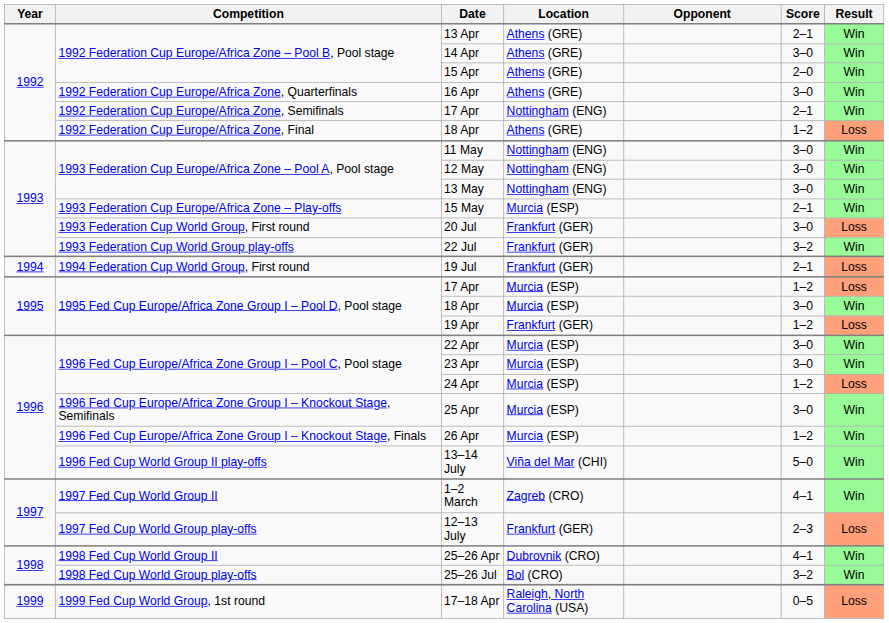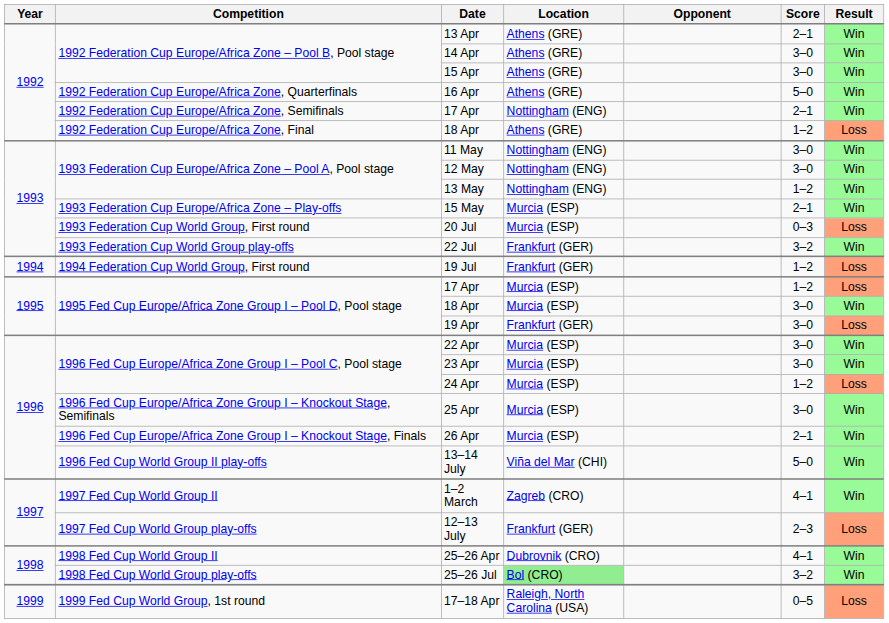(803, 72) 2–0 -> (803, 72) 3–0
(803, 92) 3–0 -> (803, 92) 5–0
(803, 189) 3–0 -> (803, 189) 1–2
(550, 227) Frankfurt (GER) -> (543, 227) Murcia (ESP)
(803, 227) 3–0 -> (803, 227) 0–3
(803, 266) 2–1 -> (803, 266) 1–2
(803, 325) 1–2 -> (803, 325) 3–0
(803, 436) 1–2 -> (803, 436) 2–1
(535, 575) no background -> (535, 575) lightgreen background
